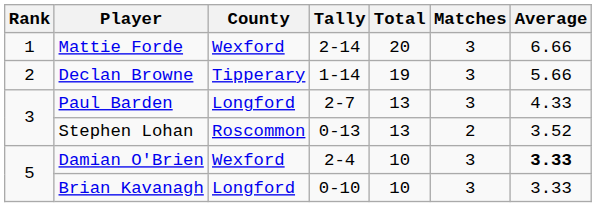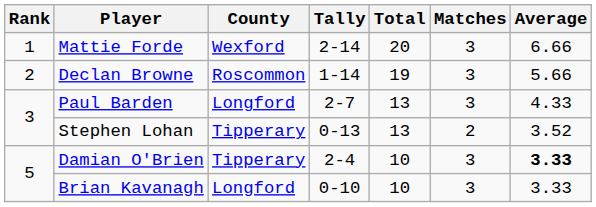(259, 75) Tipperary -> (259, 75) Roscommon
(259, 131) Roscommon -> (259, 131) Tipperary
(248, 160) Wexford -> (259, 160) Tipperary
